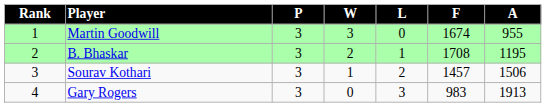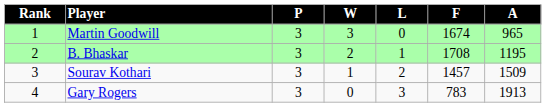(513, 33) 955 -> (513, 33) 965
(513, 72) 1506 -> (513, 72) 1509
(456, 92) 983 -> (456, 92) 783
